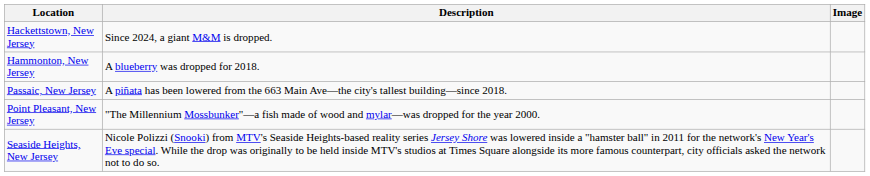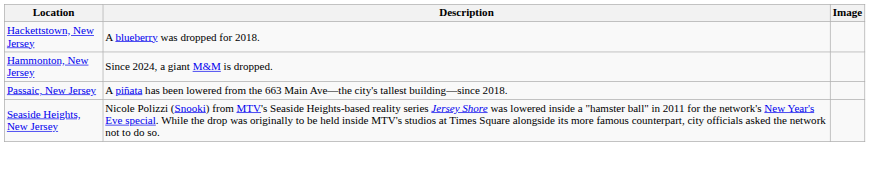(189, 36) Since 2024, a giant M&M is dropped. -> (183, 36) A blueberry was dropped for 2018.
(182, 66) A blueberry was dropped for 2018. -> (189, 66) Since 2024, a giant M&M is dropped.
- row: (52, 114)
